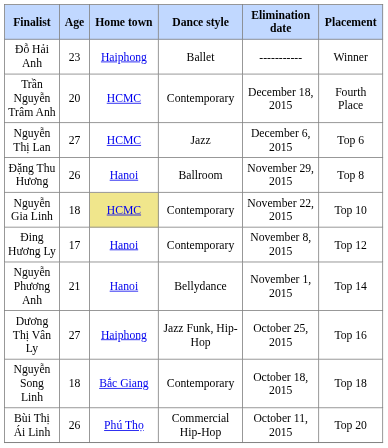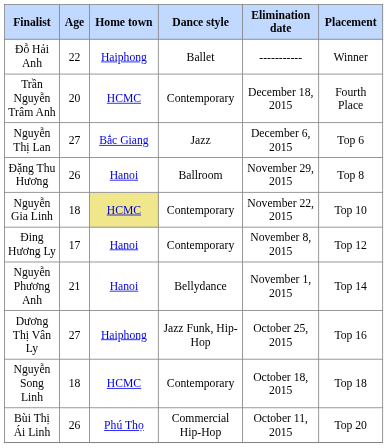(74, 56) 23 -> (74, 56) 22
(124, 140) HCMC -> (124, 140) Bắc Giang
(124, 383) Bắc Giang -> (124, 383) HCMC
